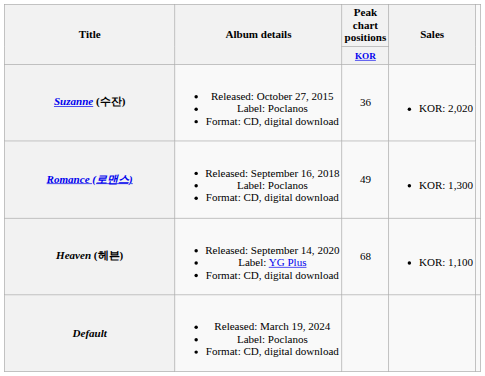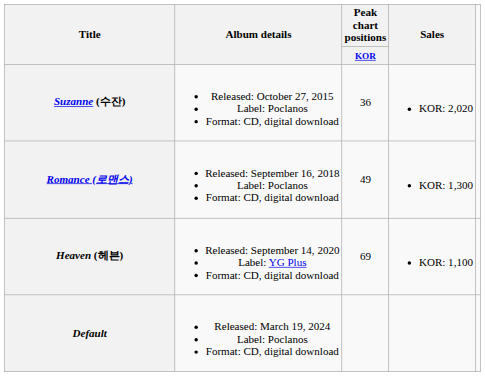(365, 256) 68 -> (365, 256) 69
